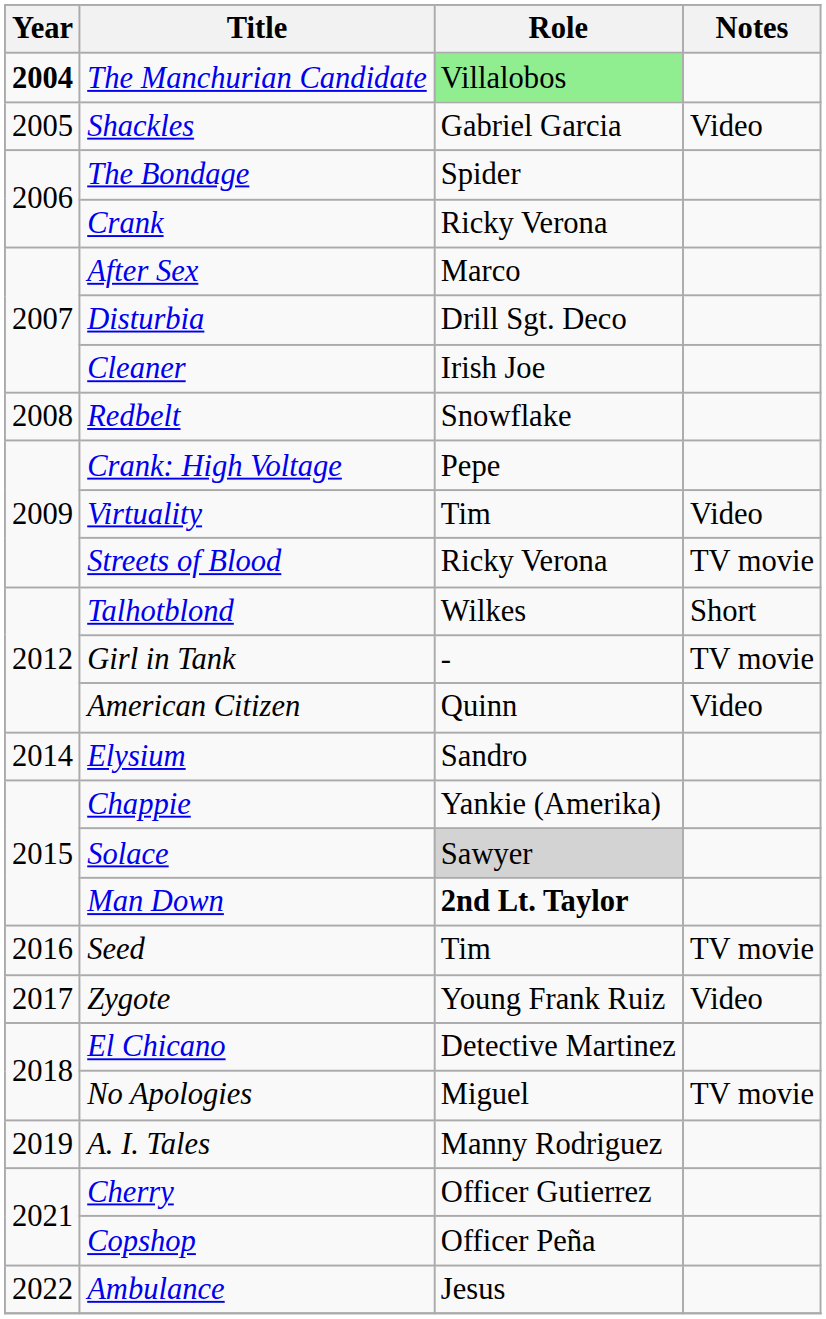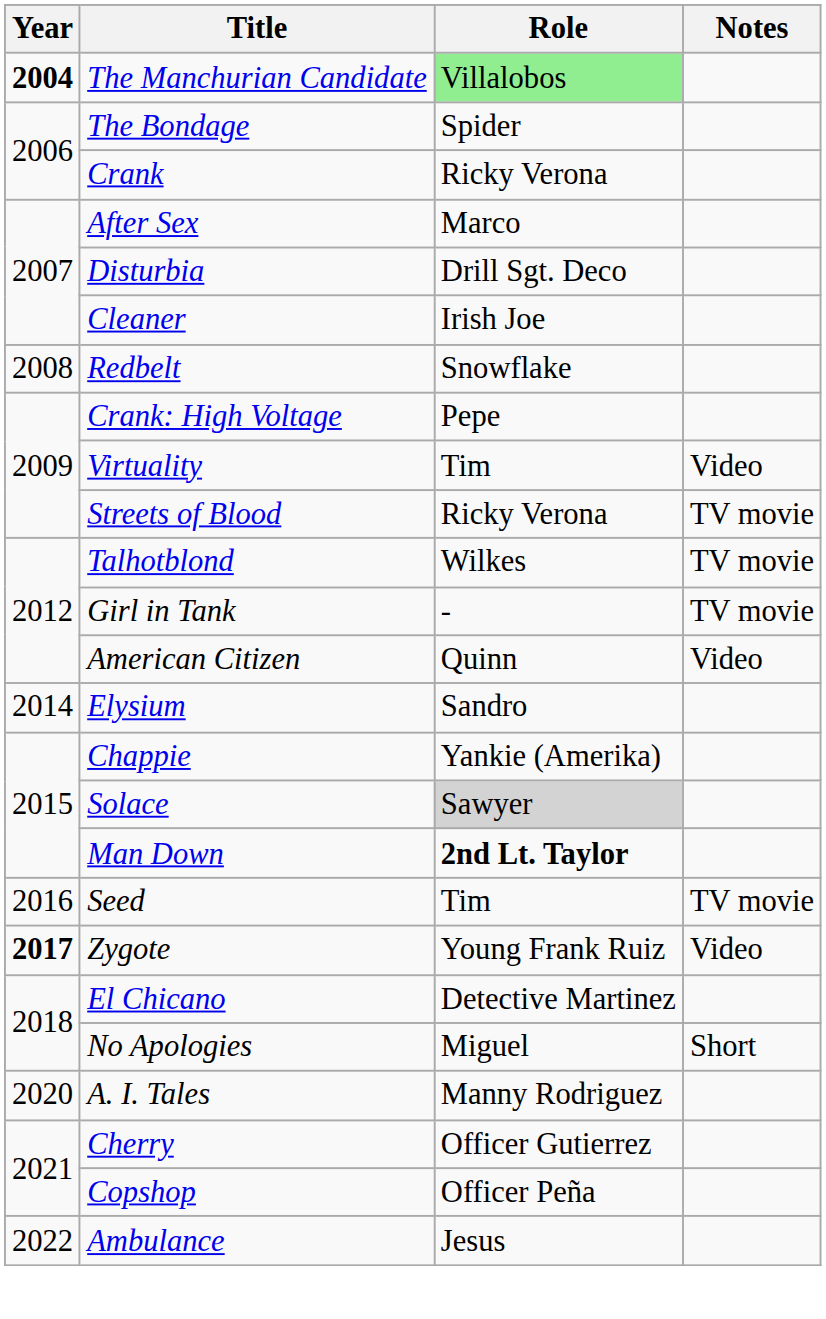- row: (141, 125)
(723, 610) Short -> (752, 561) TV movie
(43, 998) normal -> (43, 949) bold
(752, 1094) TV movie -> (723, 1046) Short
(43, 1143) 2019 -> (43, 1094) 2020
